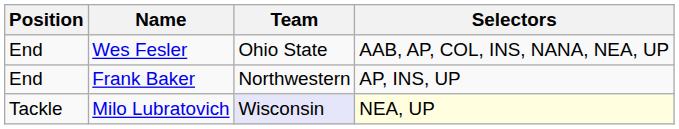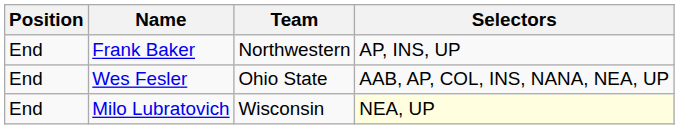rows swapped: (140, 50) <-> (144, 80)
(36, 109) Tackle -> (26, 109) End
(281, 109) lavender background -> (281, 109) no background
